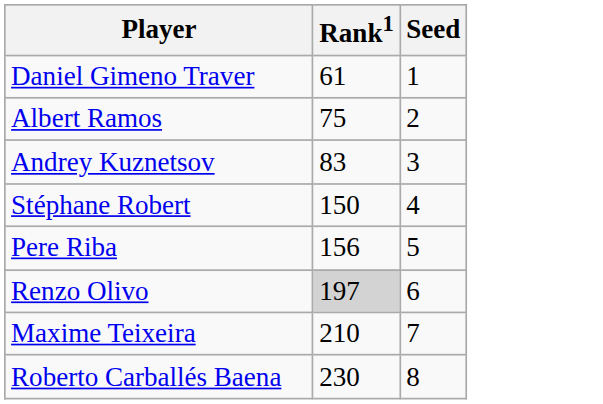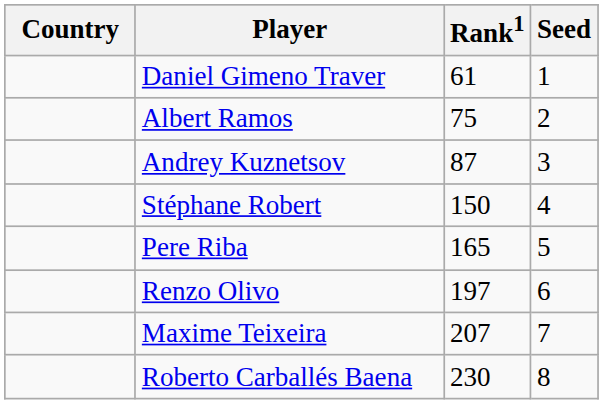+ column: (70, 29)
(333, 161) 83 -> (464, 161) 87
(340, 247) 156 -> (470, 247) 165
(340, 290) lightgrey background -> (470, 290) no background
(340, 333) 210 -> (470, 333) 207
